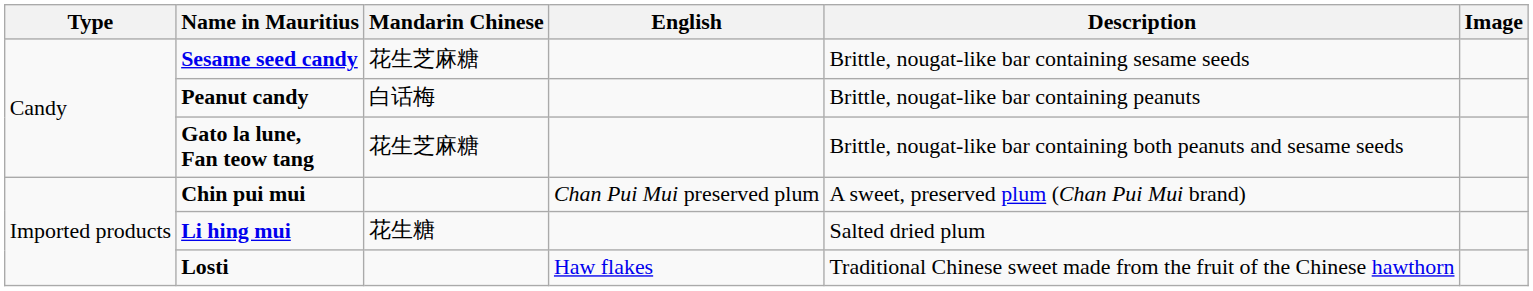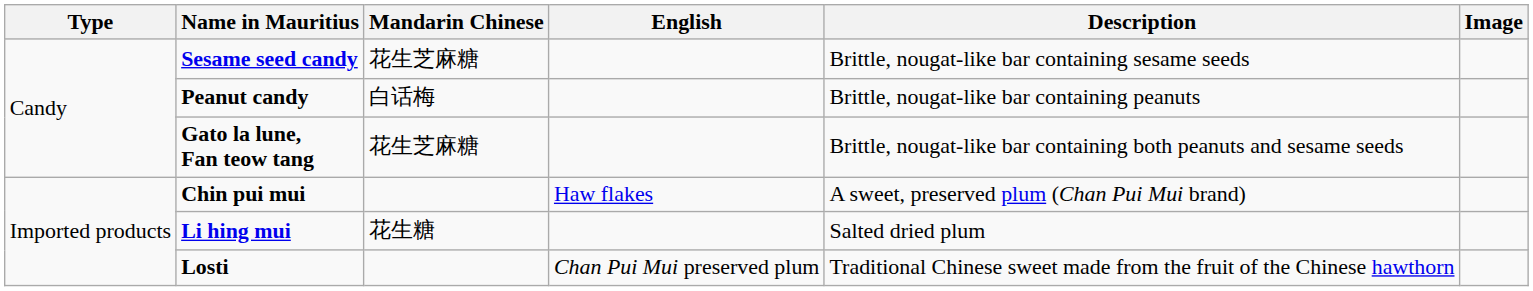(687, 193) Chan Pui Mui preserved plum -> (604, 193) Haw flakes
(604, 267) Haw flakes -> (687, 267) Chan Pui Mui preserved plum
